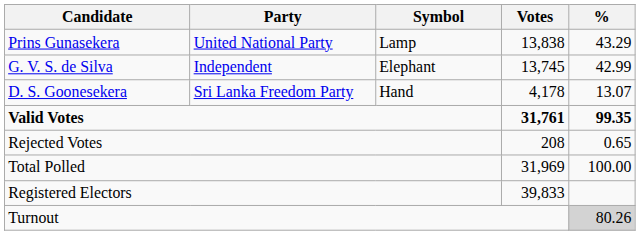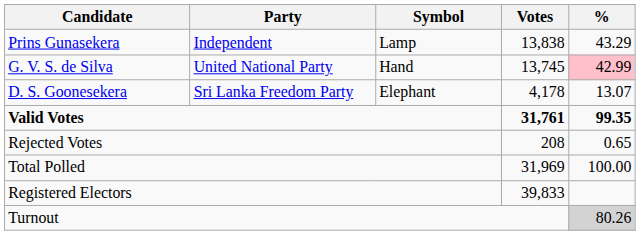(263, 42) United National Party -> (233, 42) Independent
(233, 67) Independent -> (263, 67) United National Party
(407, 67) Elephant -> (396, 67) Hand
(614, 67) no background -> (614, 67) pink background
(396, 92) Hand -> (407, 92) Elephant
